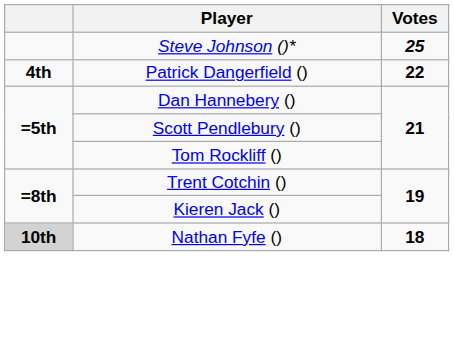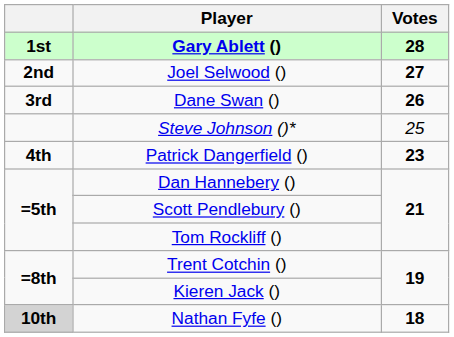+ row: (227, 46)
+ row: (227, 73)
+ row: (227, 101)
(415, 46) bold -> (415, 128) normal
(415, 73) 22 -> (415, 155) 23
